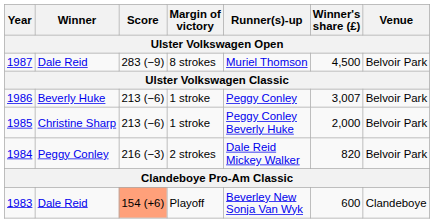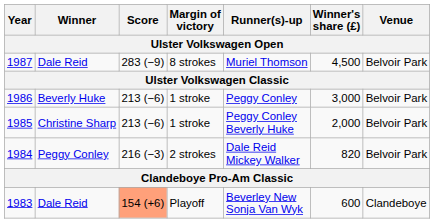(346, 99) 3,007 -> (346, 99) 3,000
